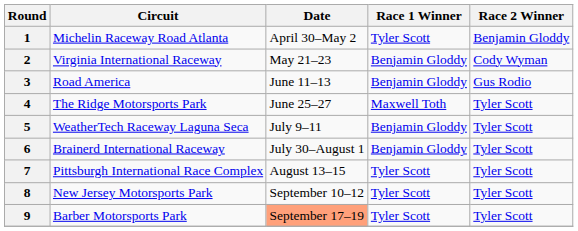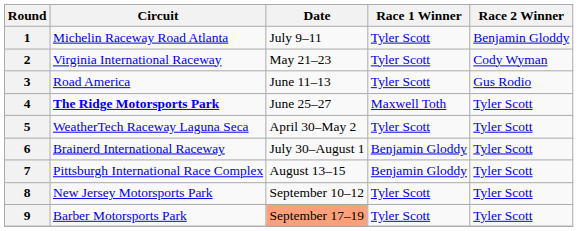(313, 37) April 30–May 2 -> (296, 37) July 9–11
(419, 59) Benjamin Gloddy -> (400, 59) Tyler Scott
(419, 81) Benjamin Gloddy -> (400, 81) Tyler Scott
(130, 104) normal -> (136, 104) bold
(296, 126) July 9–11 -> (313, 126) April 30–May 2
(419, 126) Benjamin Gloddy -> (400, 126) Tyler Scott
(400, 170) Tyler Scott -> (419, 170) Benjamin Gloddy
